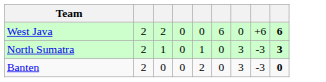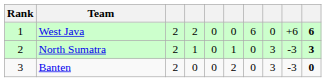+ column: (20, 13)
